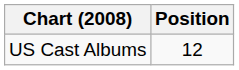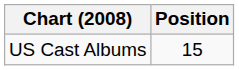(192, 49) 12 -> (192, 49) 15
